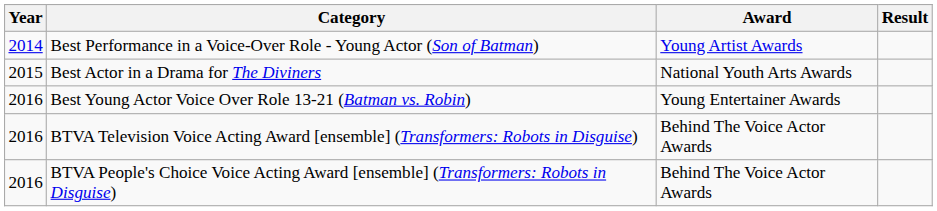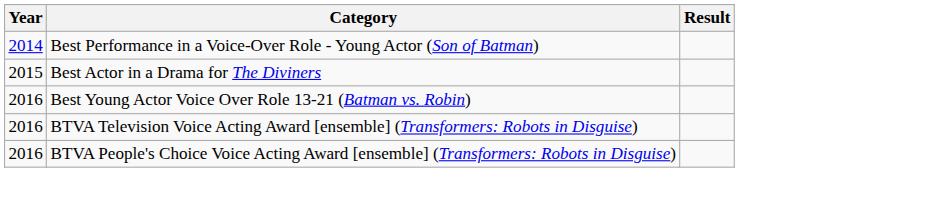- column: (767, 18)
